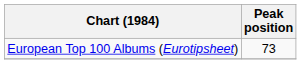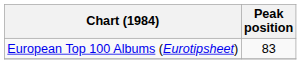(269, 48) 73 -> (269, 48) 83
